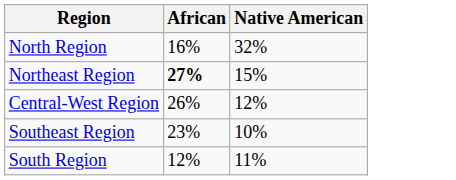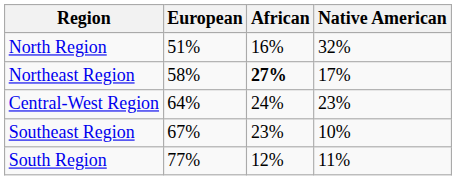+ column: (205, 18)
(251, 75) 15% -> (334, 75) 17%
(184, 103) 26% -> (267, 103) 24%
(251, 103) 12% -> (334, 103) 23%
